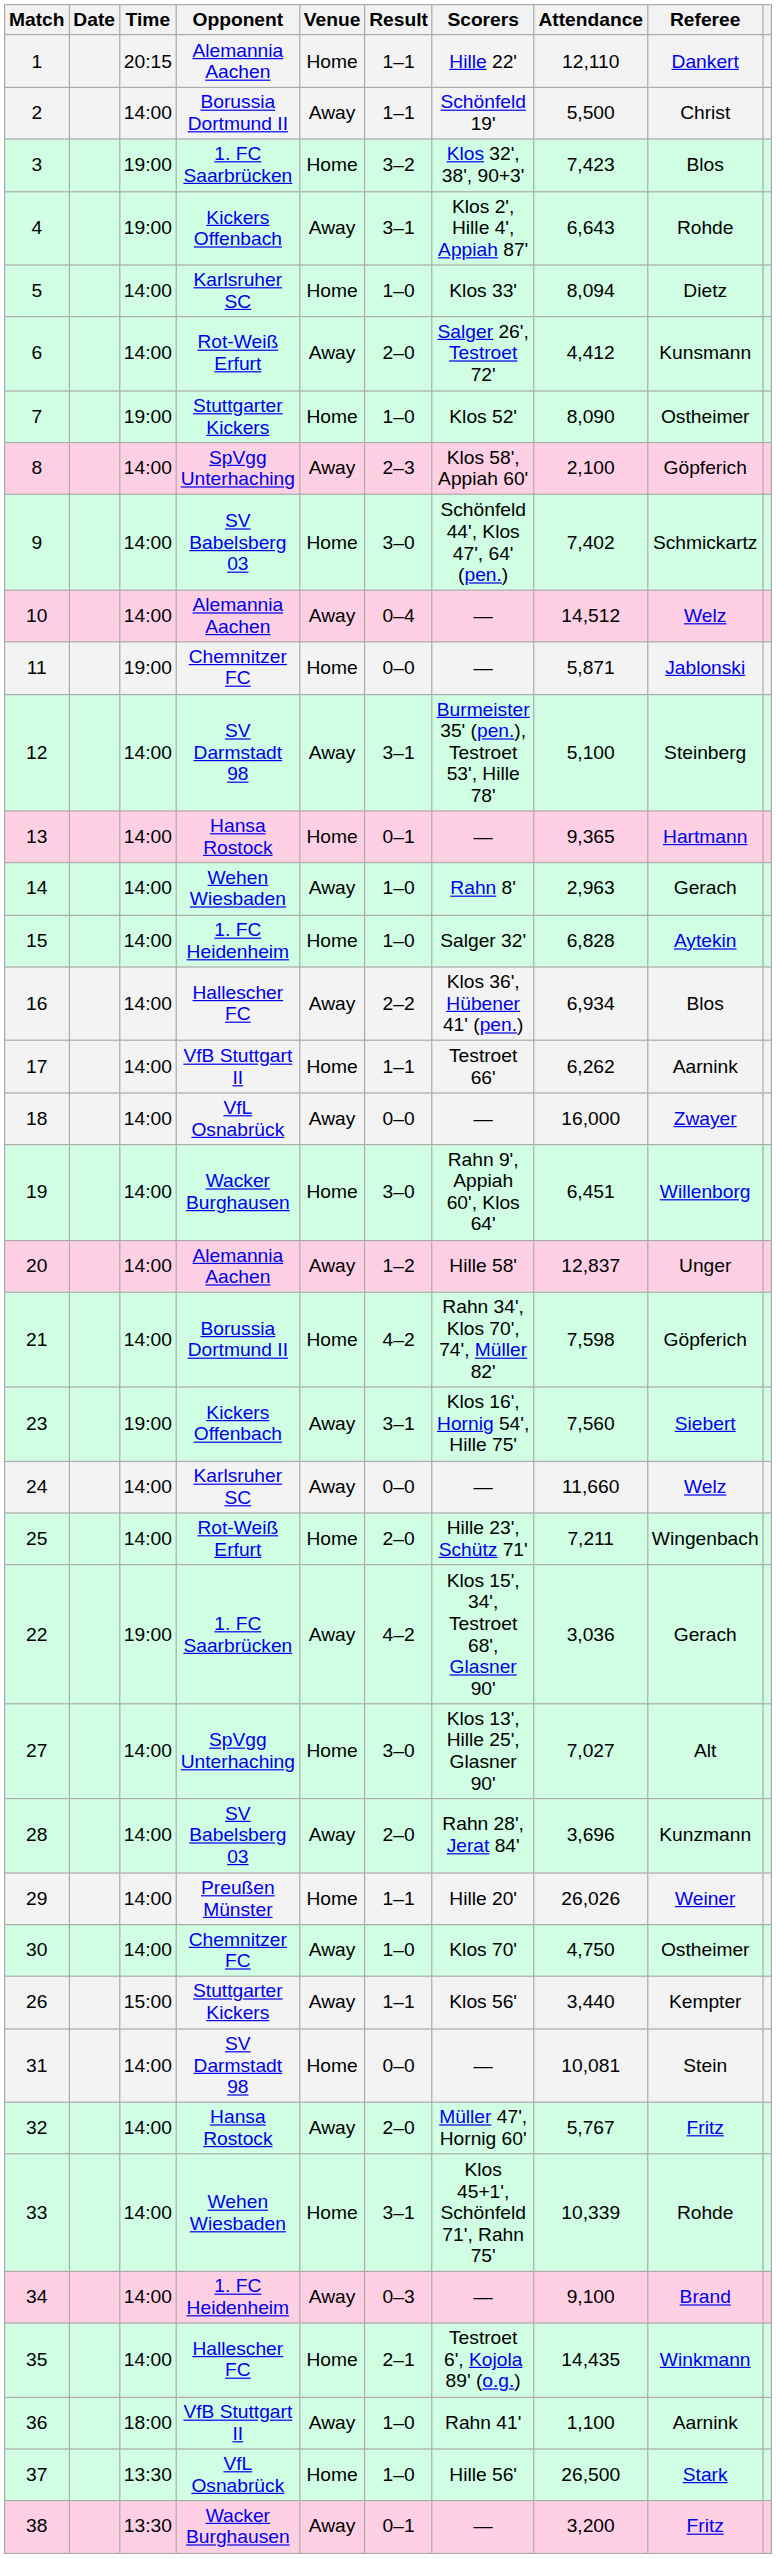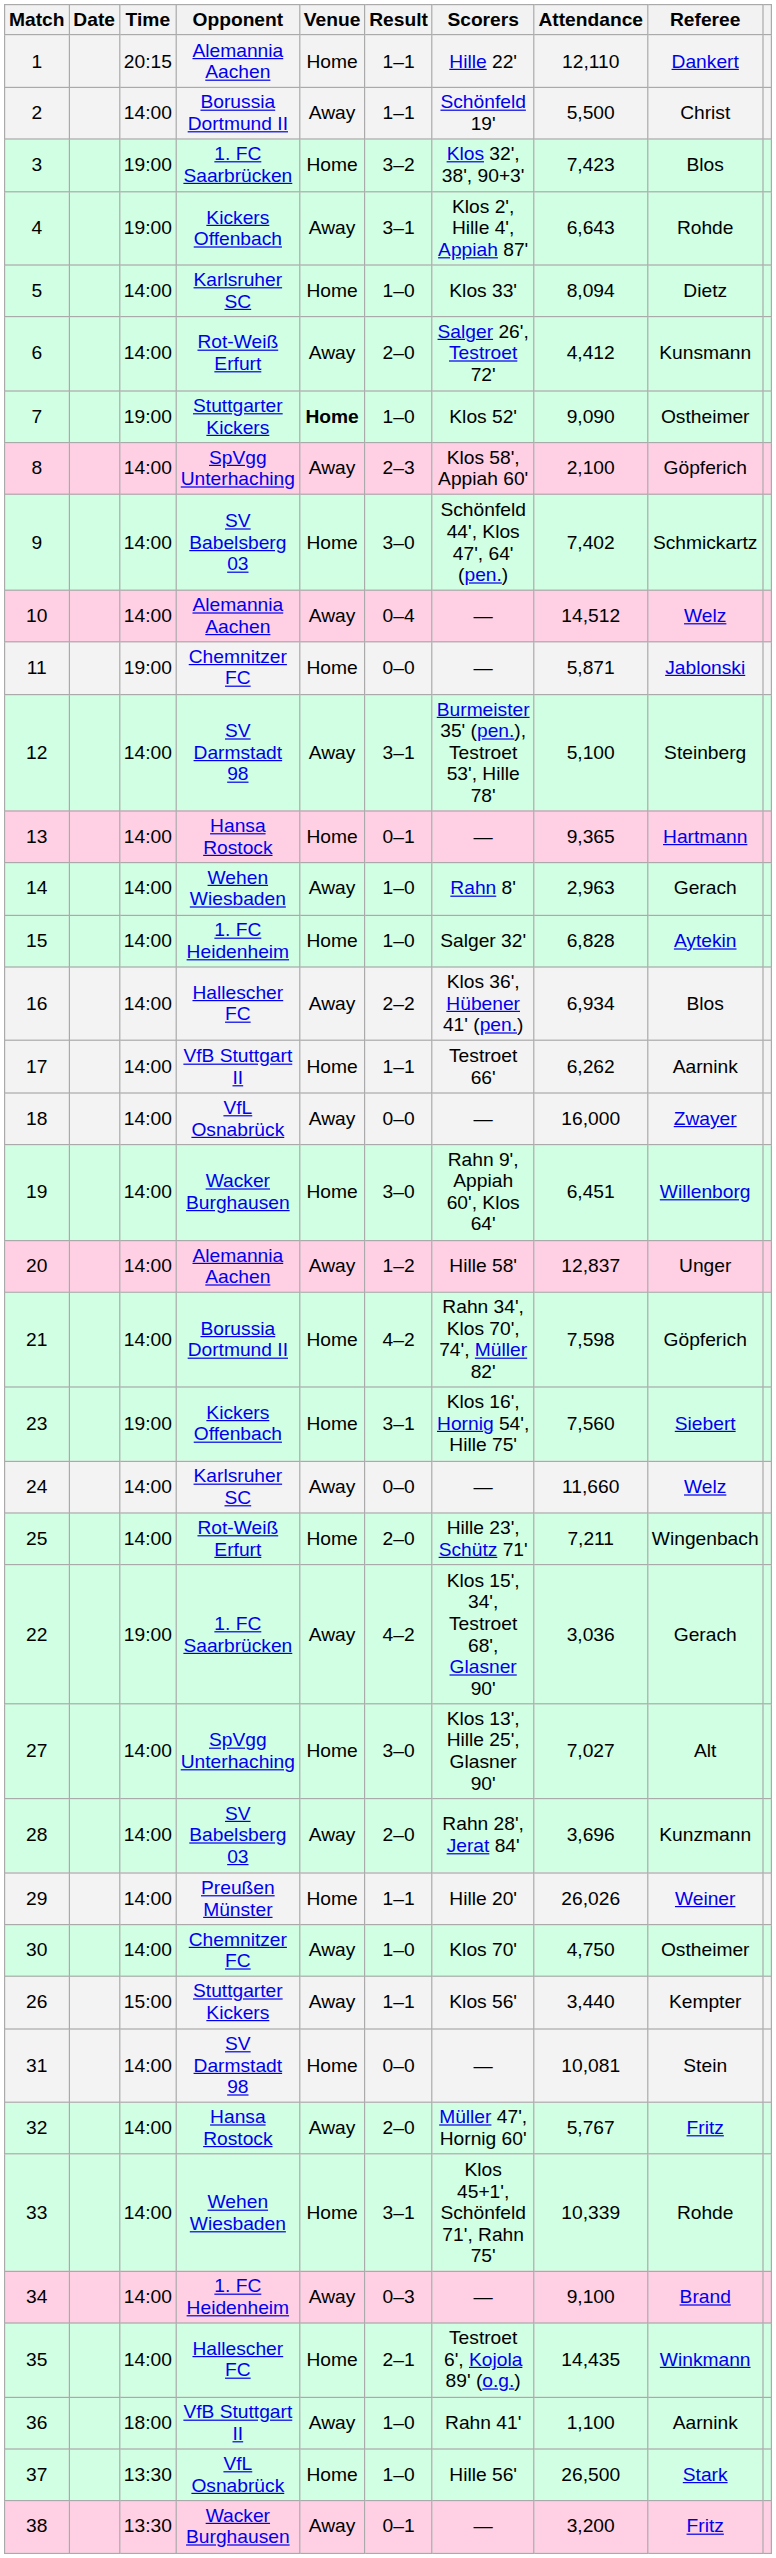(332, 416) normal -> (332, 416) bold
(591, 416) 8,090 -> (591, 416) 9,090
(332, 1424) Away -> (332, 1424) Home
